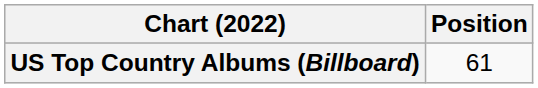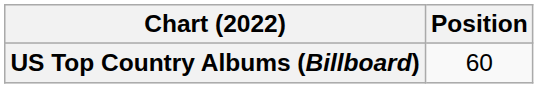(479, 62) 61 -> (479, 62) 60
